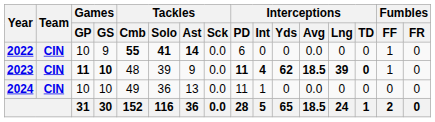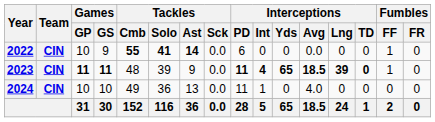(106, 70) 10 -> (106, 70) 11
(286, 70) 62 -> (286, 70) 65
(314, 88) 0.0 -> (314, 88) 4.0
